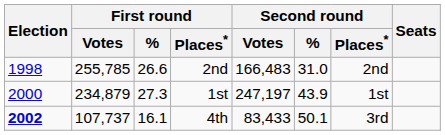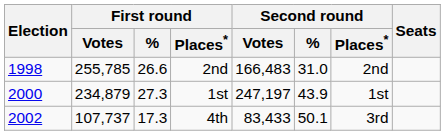(25, 118) bold -> (25, 118) normal
(152, 118) 16.1 -> (152, 118) 17.3
